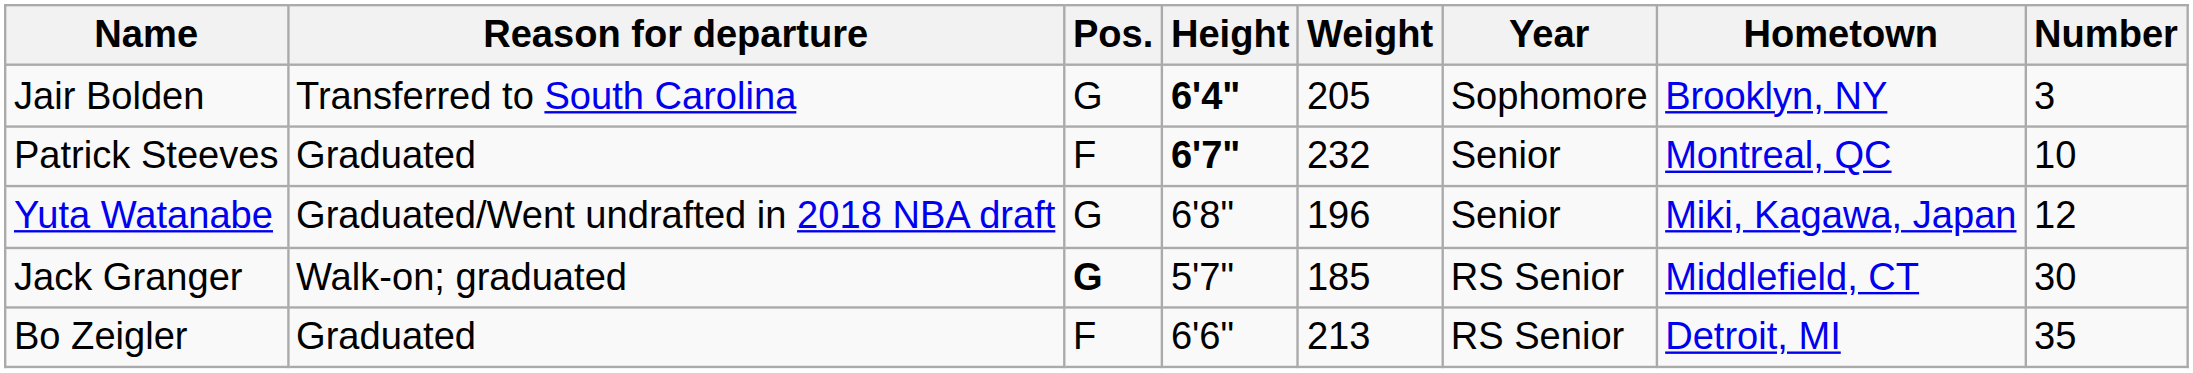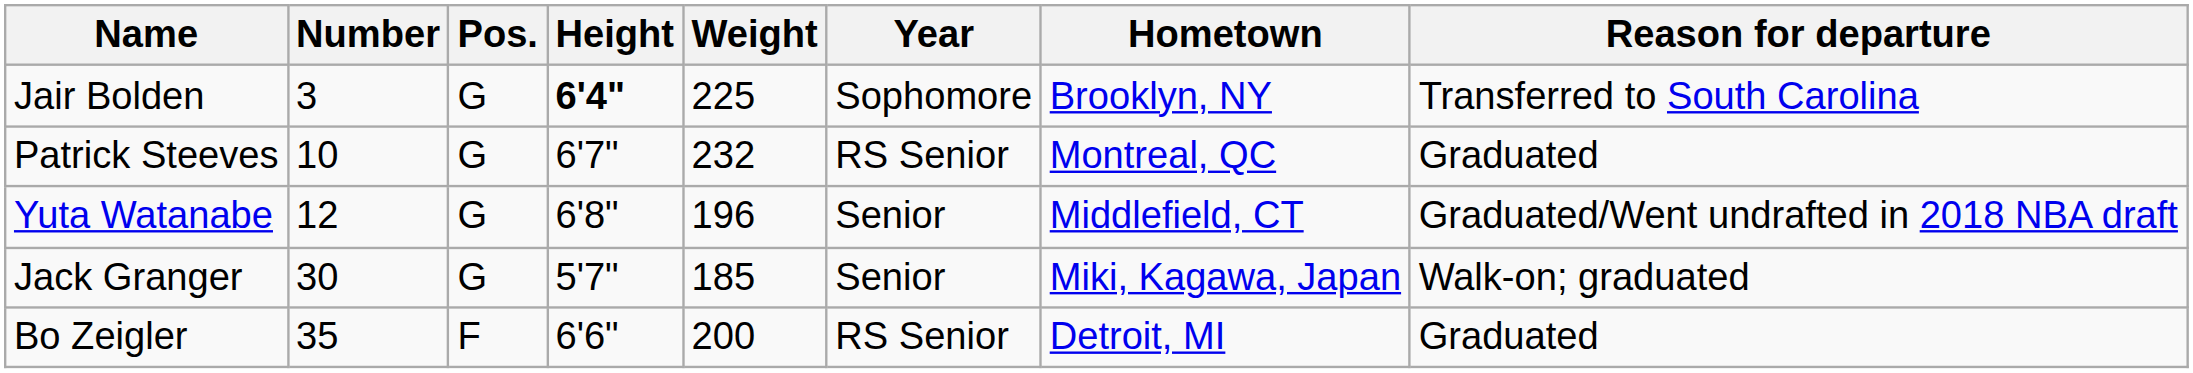columns swapped: (2106, 34) <-> (676, 34)
(1339, 95) 205 -> (723, 95) 225
(1085, 155) F -> (472, 155) G
(1206, 155) bold -> (587, 155) normal
(1506, 155) Senior -> (922, 155) RS Senior
(1841, 215) Miki, Kagawa, Japan -> (1177, 215) Middlefield, CT
(1088, 276) bold -> (472, 276) normal
(1537, 276) RS Senior -> (890, 276) Senior
(1792, 276) Middlefield, CT -> (1225, 276) Miki, Kagawa, Japan
(1339, 336) 213 -> (723, 336) 200
